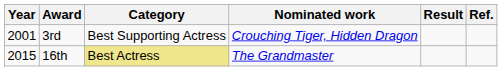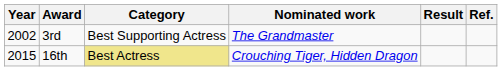(22, 35) 2001 -> (22, 35) 2002
(325, 35) Crouching Tiger, Hidden Dragon -> (283, 35) The Grandmaster
(283, 55) The Grandmaster -> (325, 55) Crouching Tiger, Hidden Dragon
